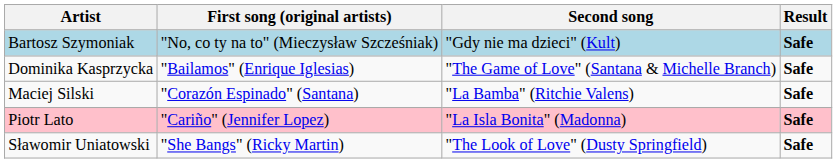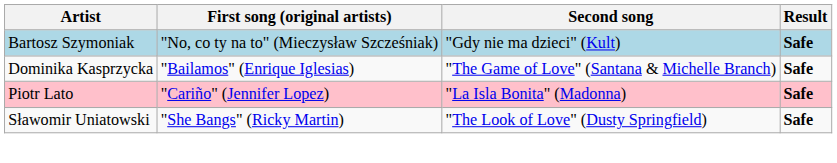- row: (51, 94)
